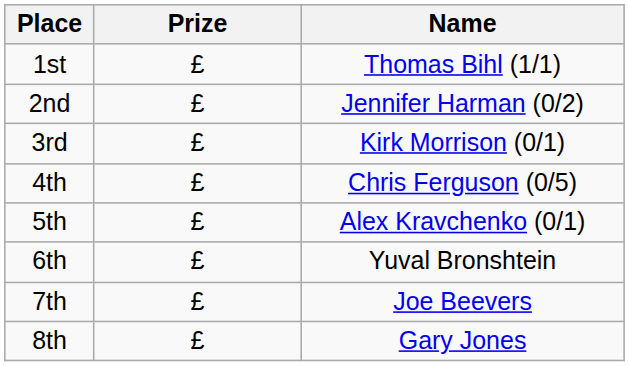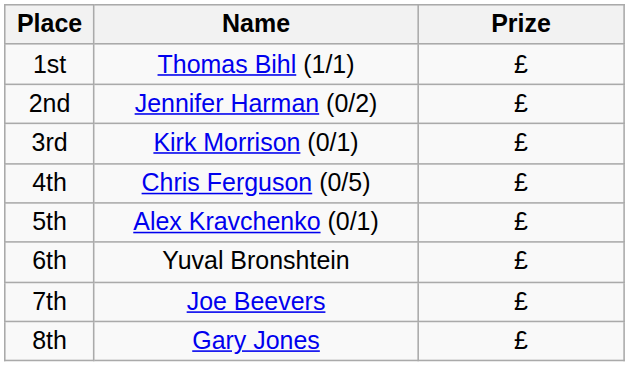columns swapped: (463, 24) <-> (198, 24)
